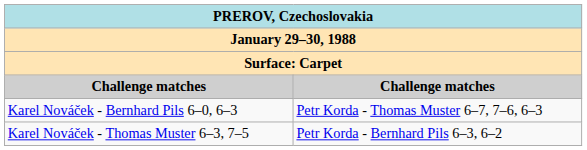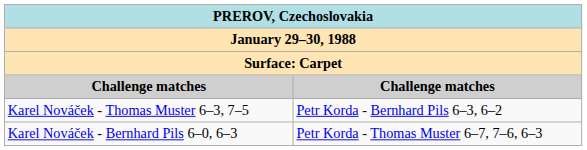rows swapped: (123, 110) <-> (128, 134)
